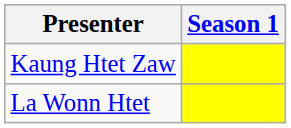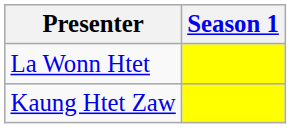rows swapped: (93, 63) <-> (80, 102)
